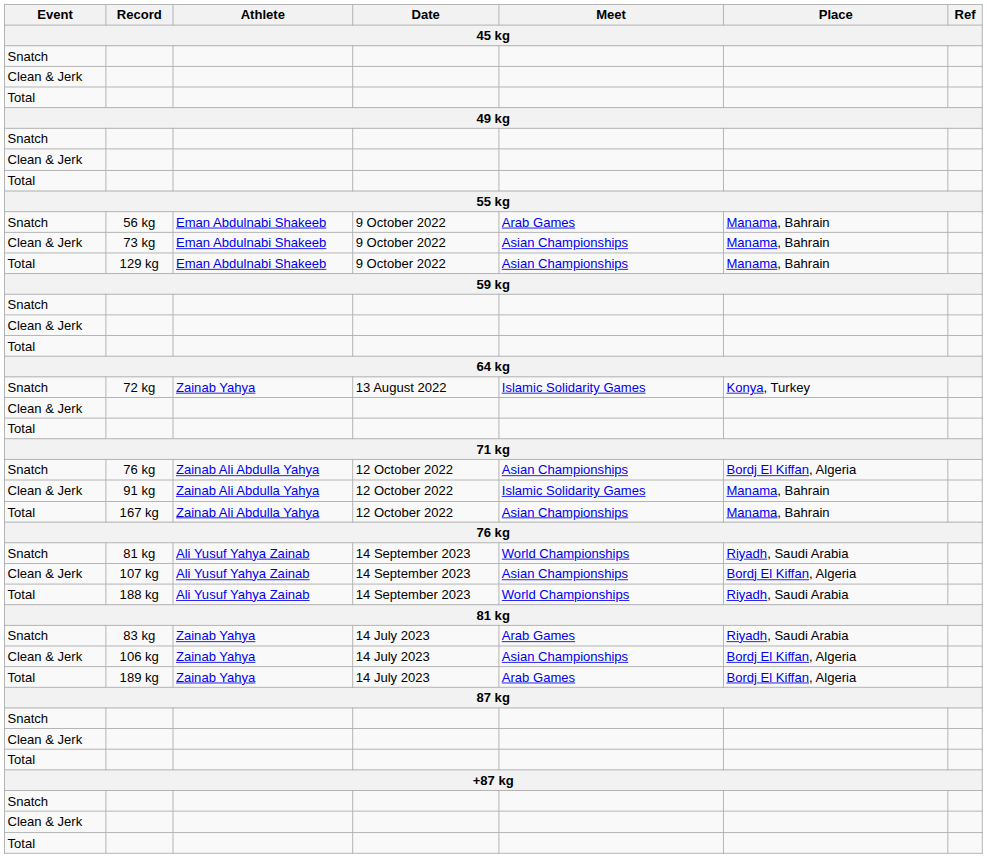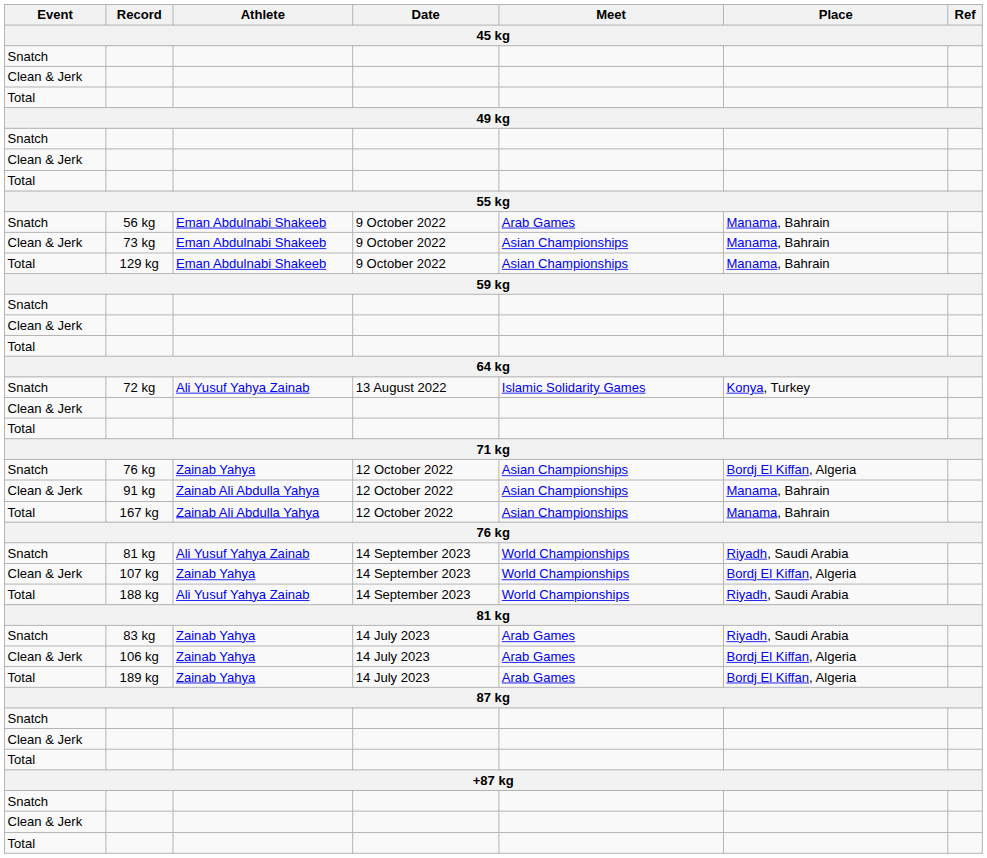(216, 387) Zainab Yahya -> (243, 387) Ali Yusuf Yahya Zainab
(248, 470) Zainab Ali Abdulla Yahya -> (216, 470) Zainab Yahya
(574, 491) Islamic Solidarity Games -> (565, 491) Asian Championships
(243, 574) Ali Yusuf Yahya Zainab -> (216, 574) Zainab Yahya
(565, 574) Asian Championships -> (566, 574) World Championships
(565, 656) Asian Championships -> (538, 656) Arab Games
